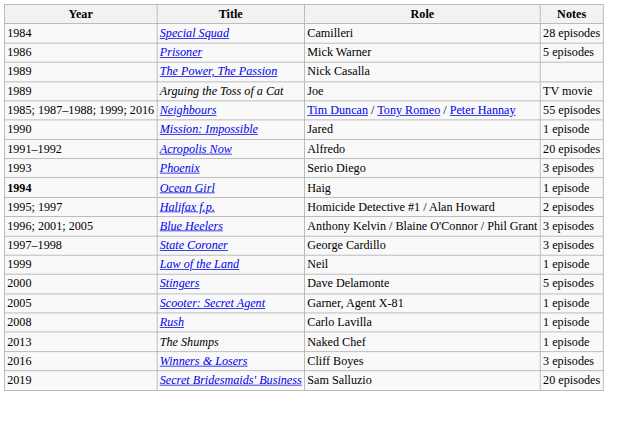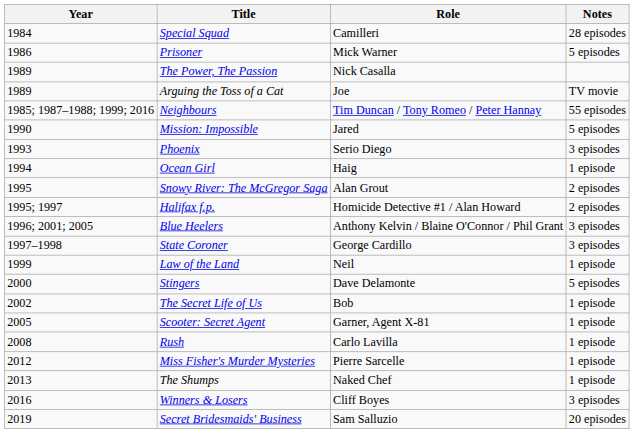(566, 129) 1 episode -> (594, 129) 5 episodes
- row: (196, 149)
(19, 187) bold -> (19, 168) normal
+ row: (244, 187)
+ row: (211, 303)
+ row: (237, 361)
